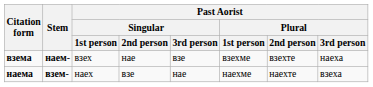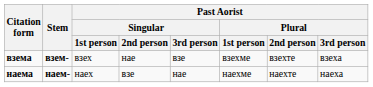(58, 58) наем- -> (57, 58) взем-
(332, 58) наеха -> (331, 58) взеха
(57, 74) взем- -> (58, 74) наем-
(331, 74) взеха -> (332, 74) наеха
